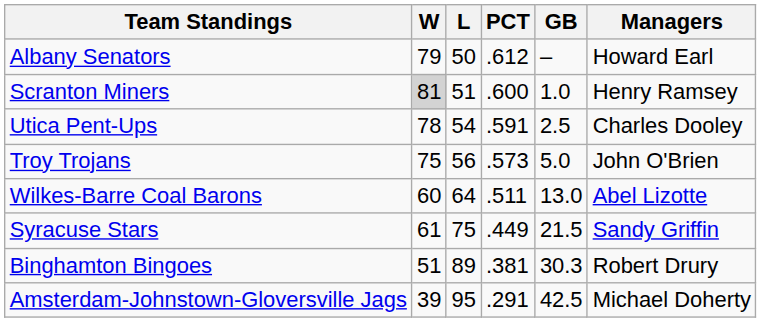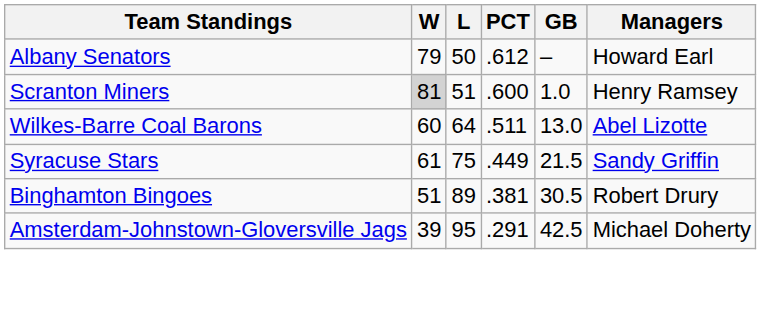- row: (83, 126)
- row: (70, 160)
(561, 265) 30.3 -> (561, 195) 30.5
